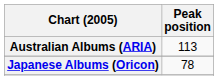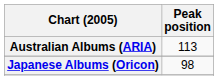(188, 65) 78 -> (188, 65) 98
